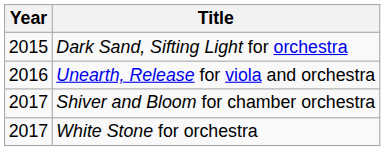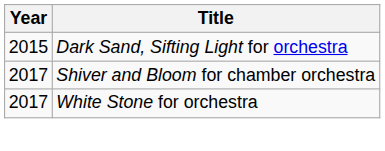- row: (216, 74)
